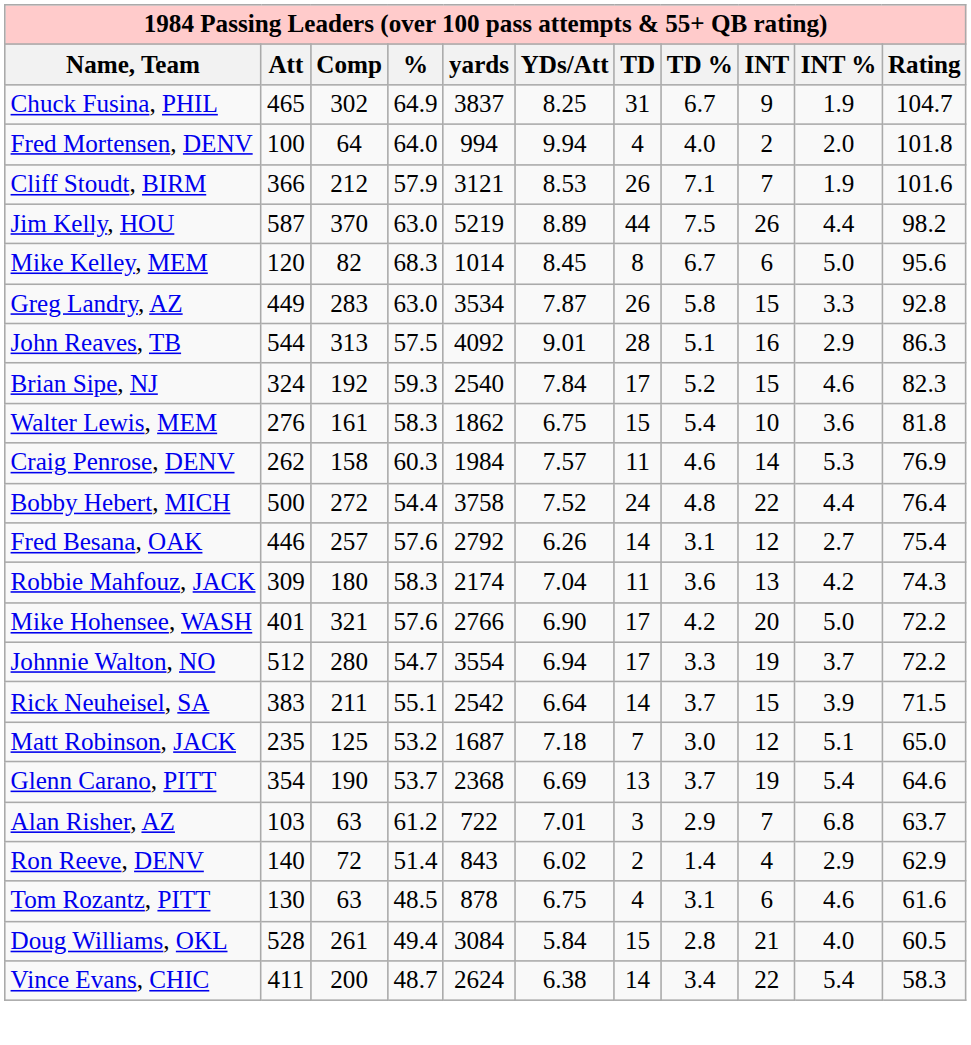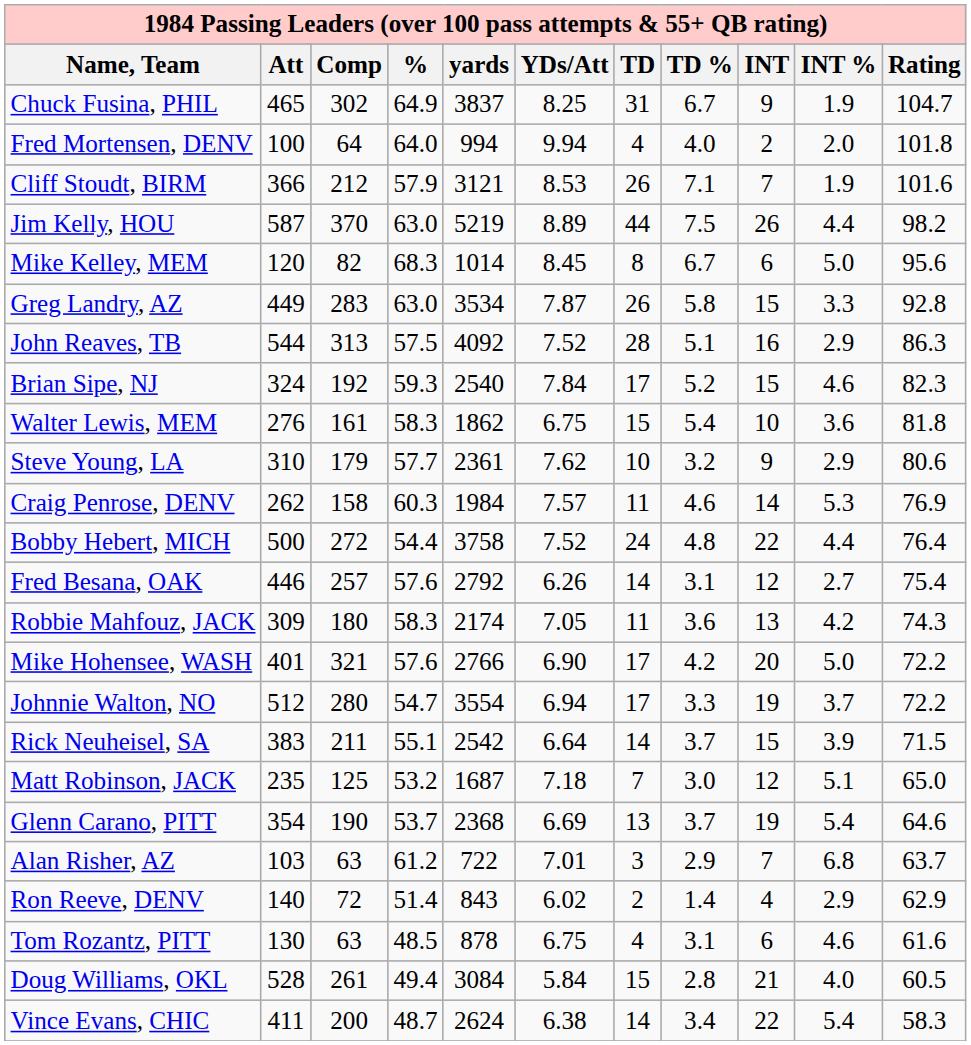(565, 343) 9.01 -> (565, 343) 7.52
+ row: (97, 462)
(565, 582) 7.04 -> (565, 622) 7.05
